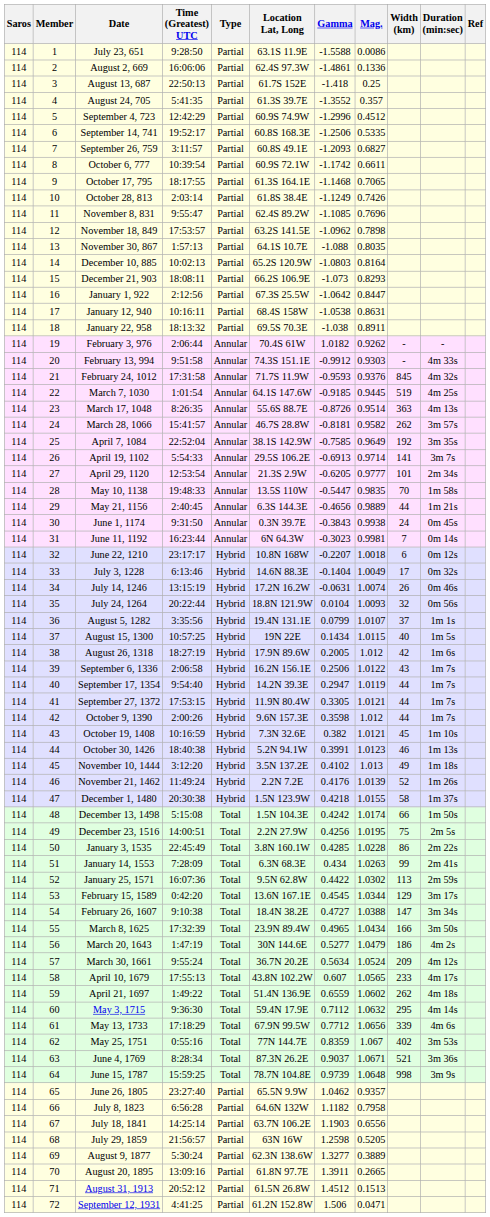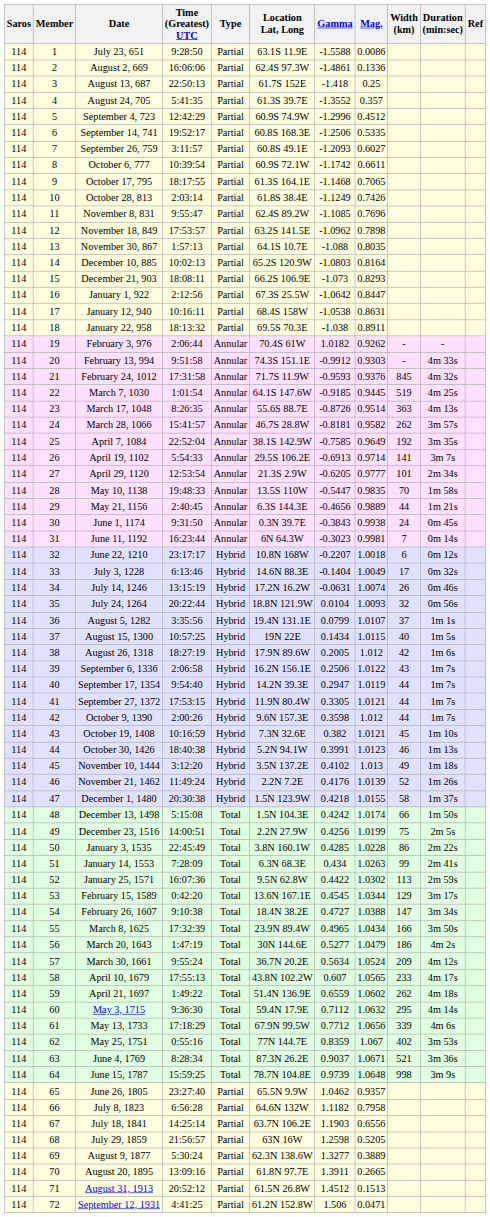(371, 149) 0.6827 -> (371, 149) 0.6027
(371, 831) 1.0195 -> (371, 831) 1.0199
